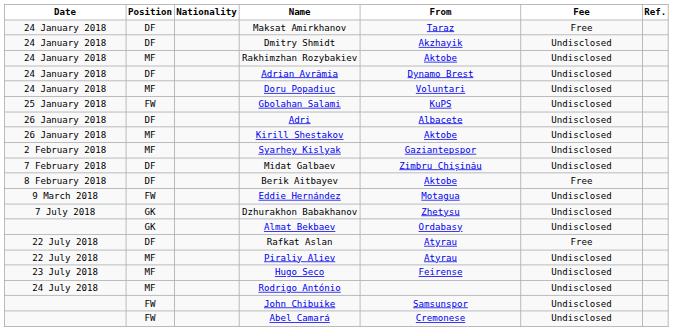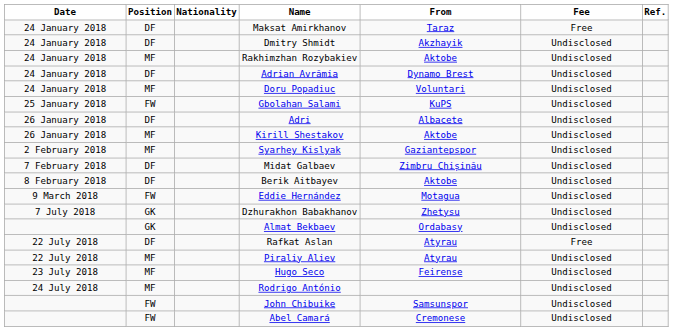(581, 180) Free -> (581, 180) Undisclosed
